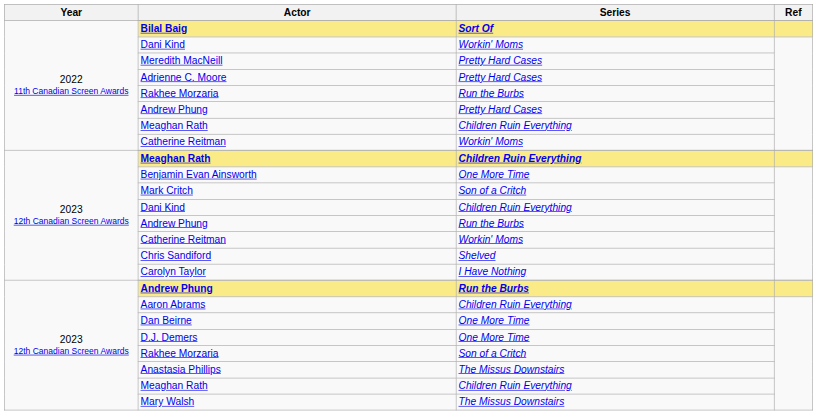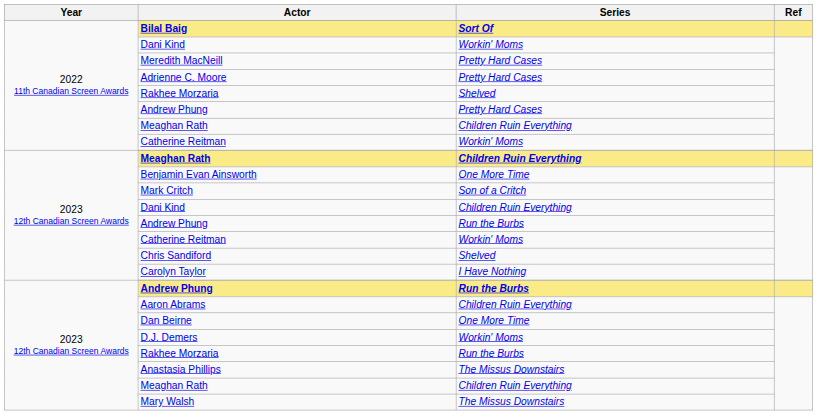(491, 93) Run the Burbs -> (477, 93) Shelved
(494, 337) One More Time -> (491, 337) Workin' Moms
(492, 353) Son of a Critch -> (491, 353) Run the Burbs
